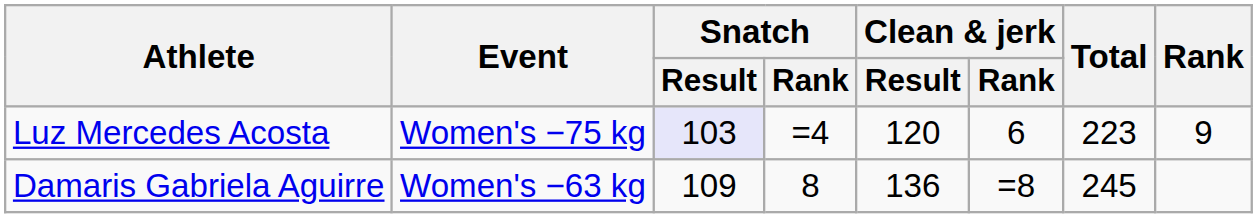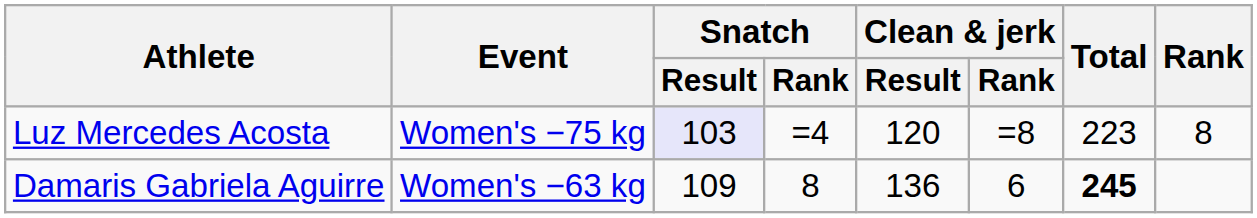(1016, 133) 6 -> (1016, 133) =8
(1203, 133) 9 -> (1203, 133) 8
(1016, 186) =8 -> (1016, 186) 6
(1109, 186) normal -> (1109, 186) bold
